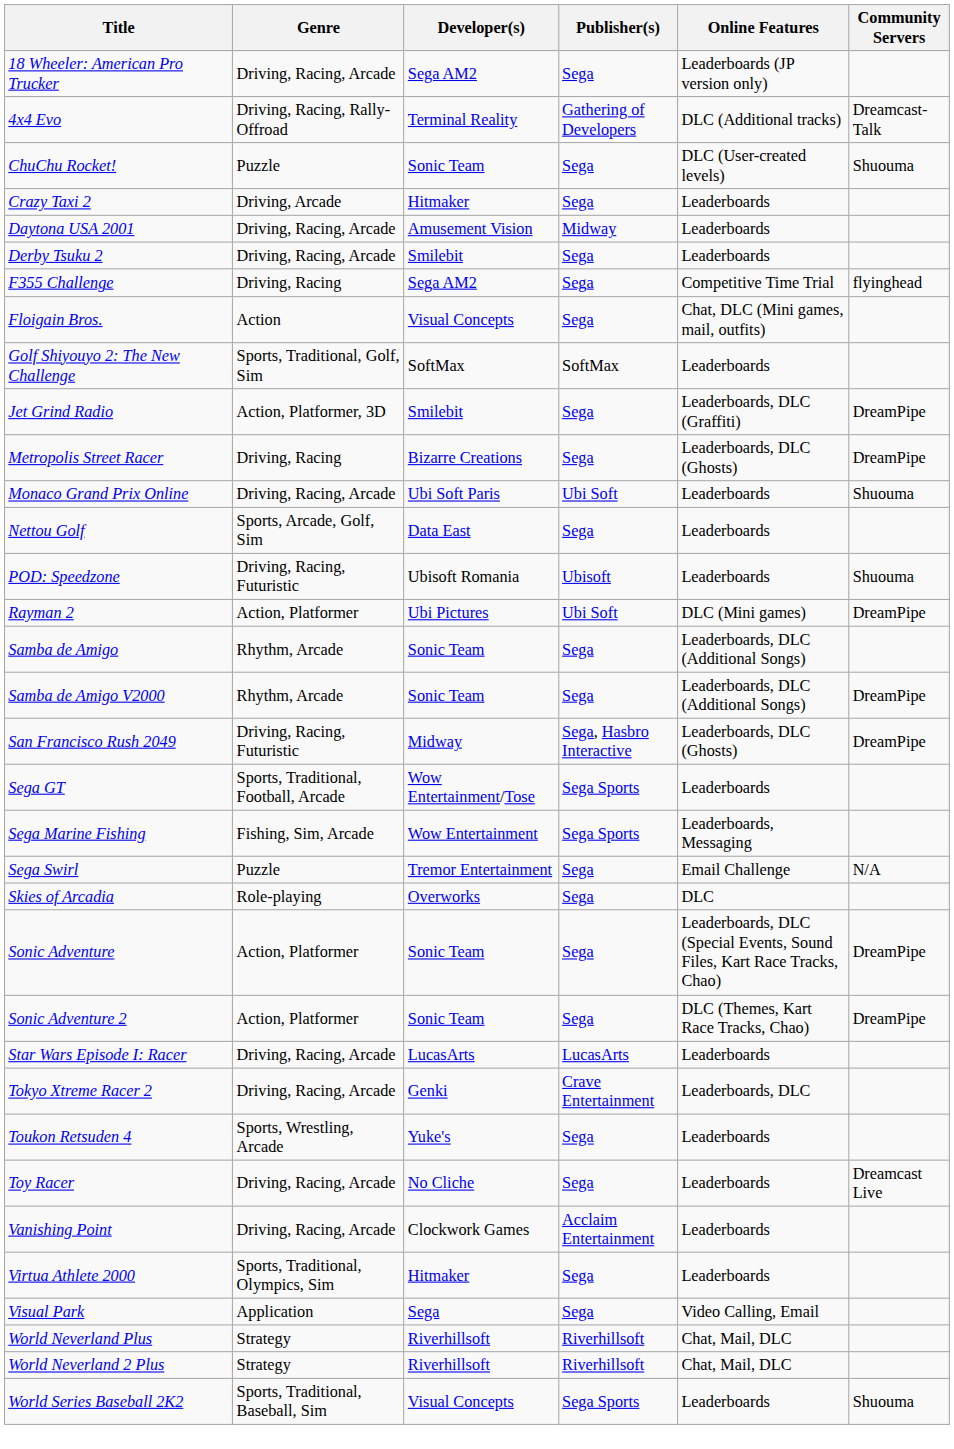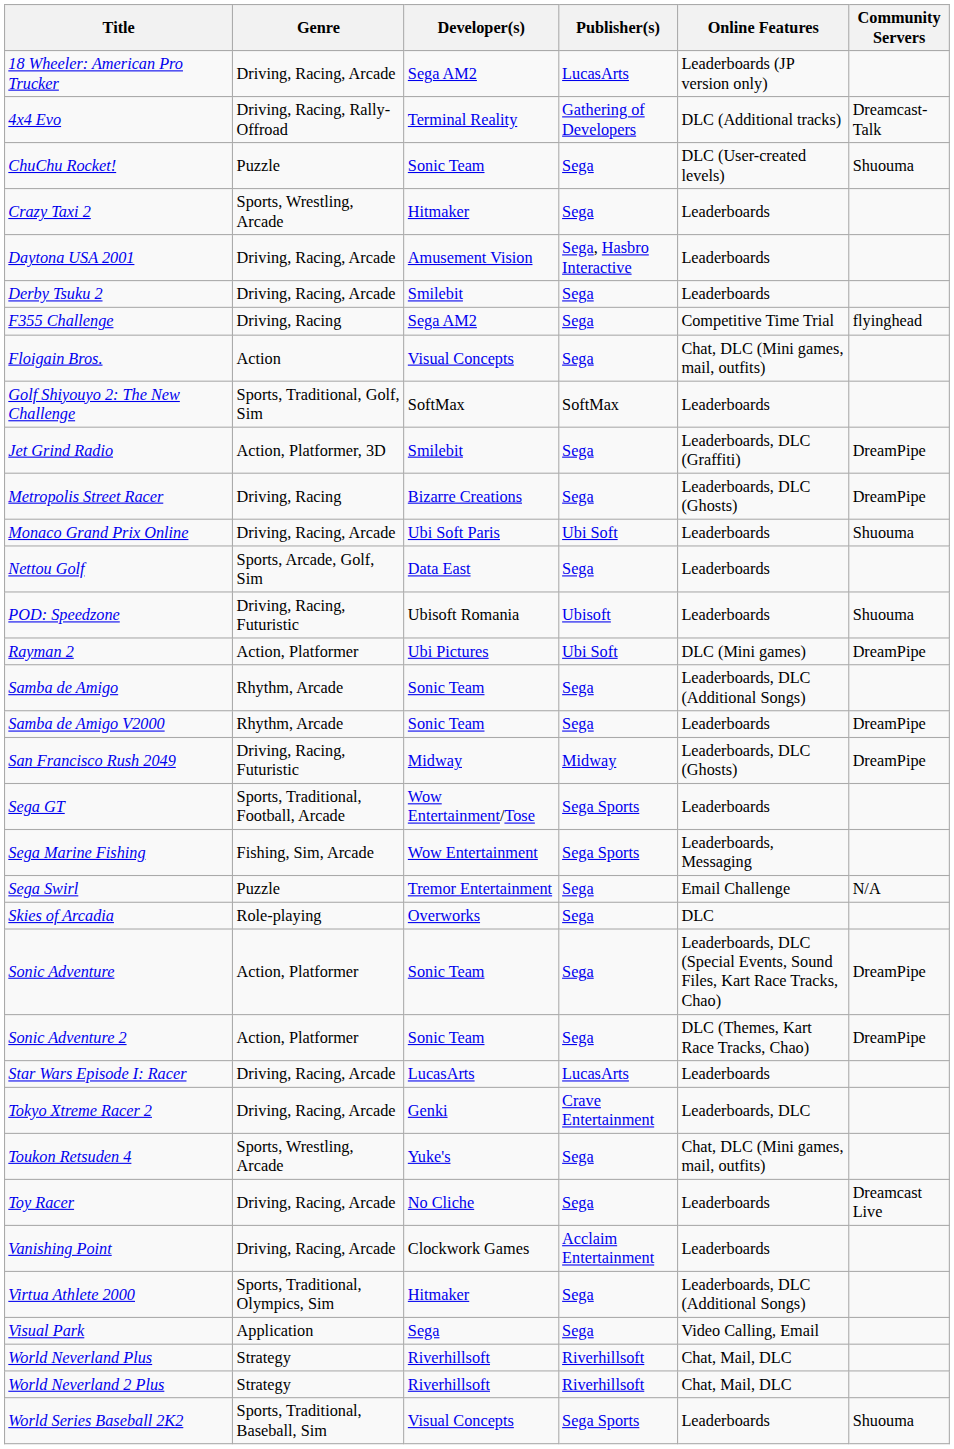(578, 73) Sega -> (596, 73) LucasArts
(289, 202) Driving, Arcade -> (295, 212) Sports, Wrestling, Arcade
(589, 229) Midway -> (605, 258) Sega, Hasbro Interactive
(746, 695) Leaderboards, DLC (Additional Songs) -> (726, 724) Leaderboards
(605, 741) Sega, Hasbro Interactive -> (589, 760) Midway
(726, 1136) Leaderboards -> (762, 1156) Chat, DLC (Mini games, mail, outfits)
(726, 1275) Leaderboards -> (746, 1294) Leaderboards, DLC (Additional Songs)
